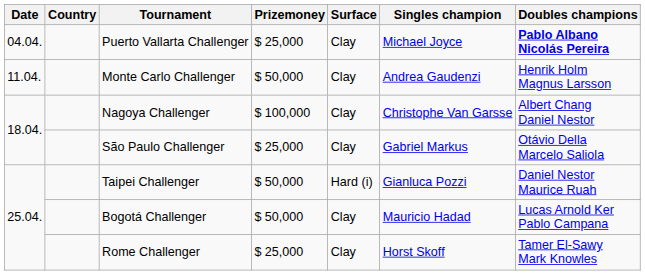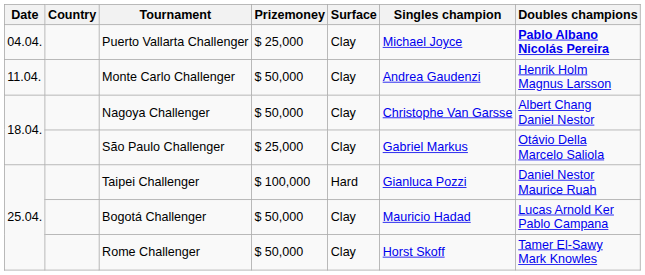(282, 111) $ 100,000 -> (279, 111) $ 50,000
(279, 181) $ 50,000 -> (282, 181) $ 100,000
(352, 181) Hard (i) -> (344, 181) Hard
(279, 251) $ 25,000 -> (279, 251) $ 50,000
